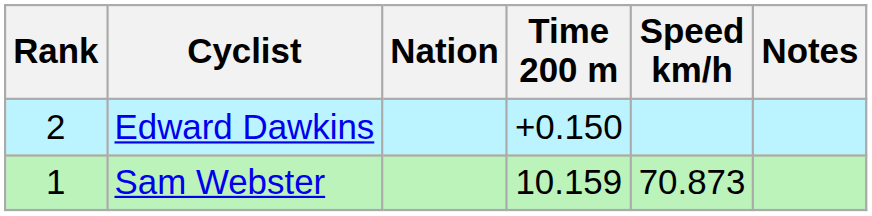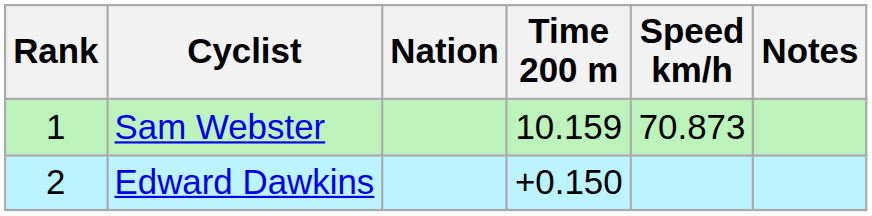rows swapped: (220, 182) <-> (244, 126)
